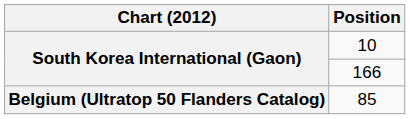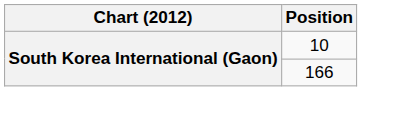- row: (367, 99)
